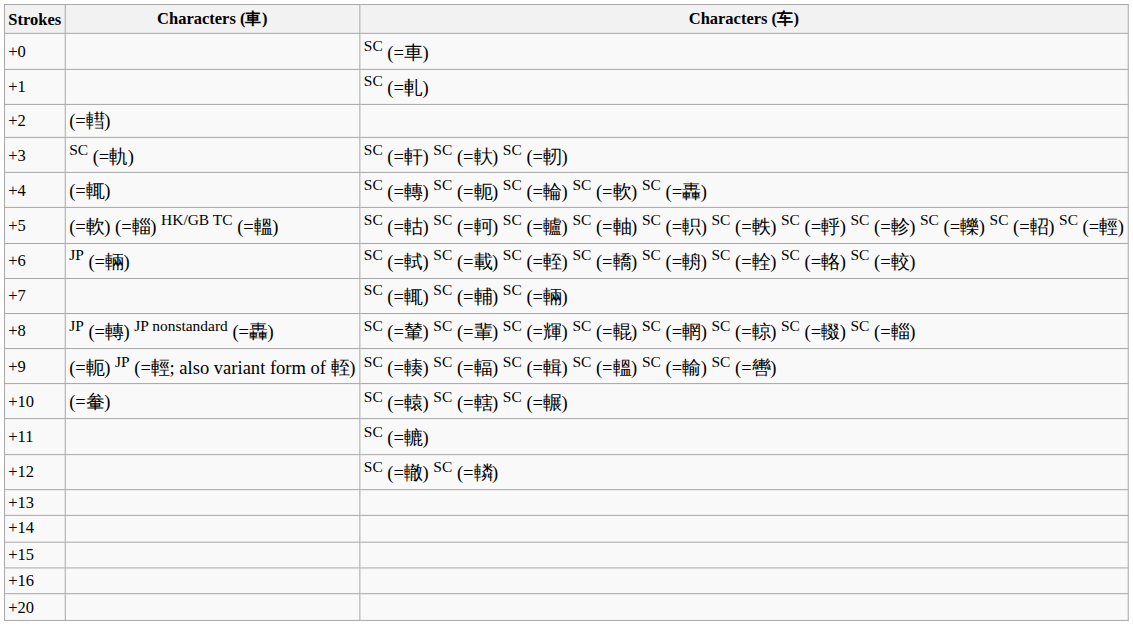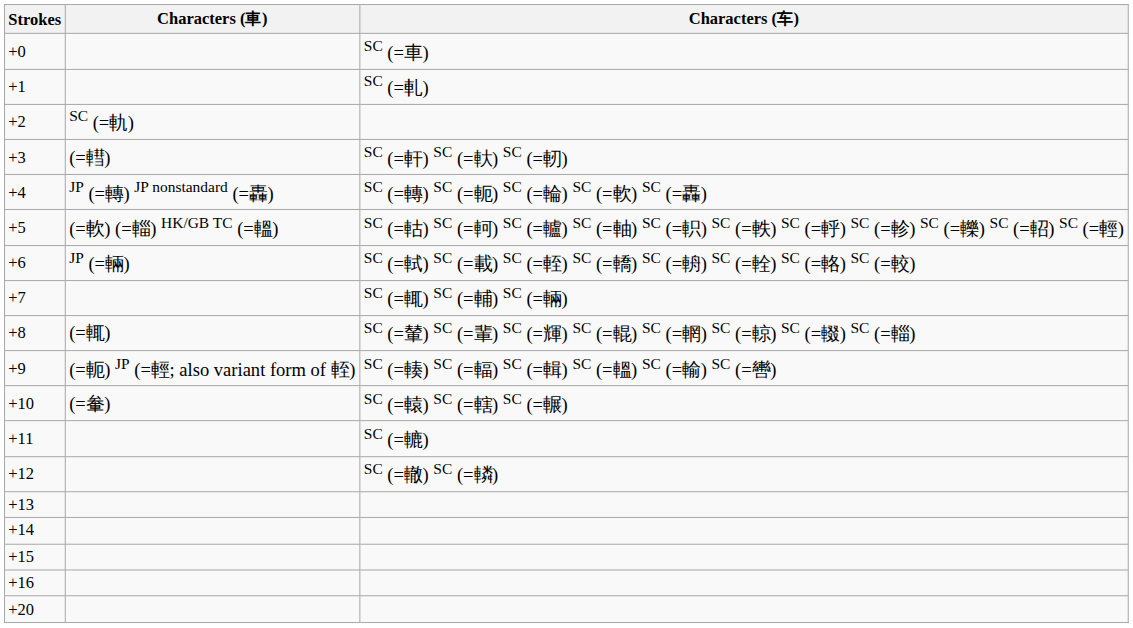(90, 121) (=轊) -> (102, 121) SC (=軌)
(102, 154) SC (=軌) -> (90, 157) (=轊)
(90, 190) (=輒) -> (171, 191) JP (=轉) JP nonstandard (=轟)
(171, 330) JP (=轉) JP nonstandard (=轟) -> (90, 333) (=輒)
